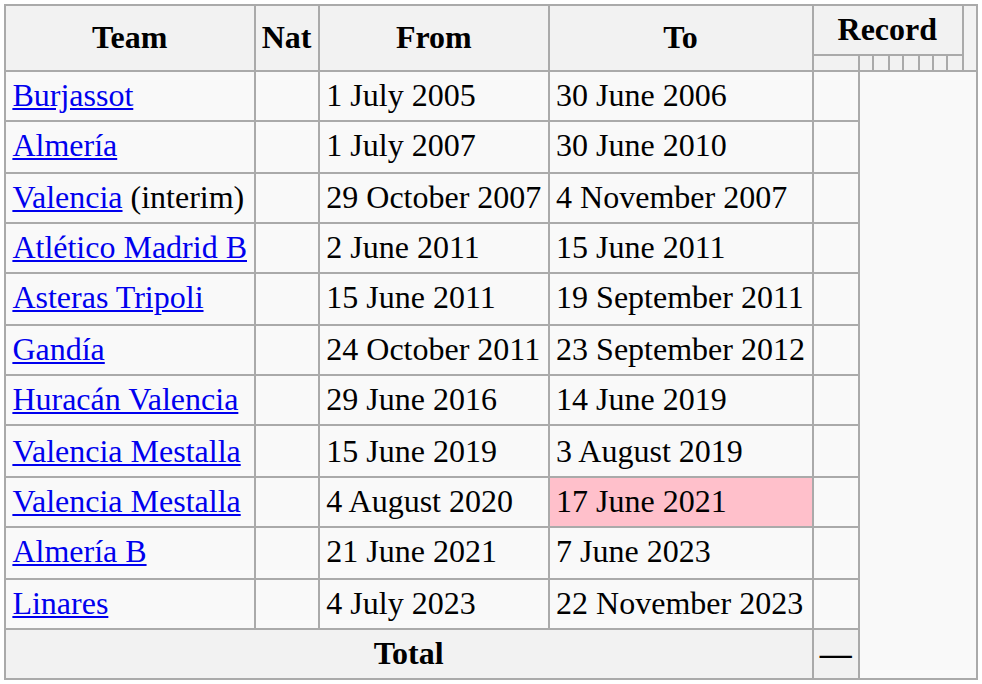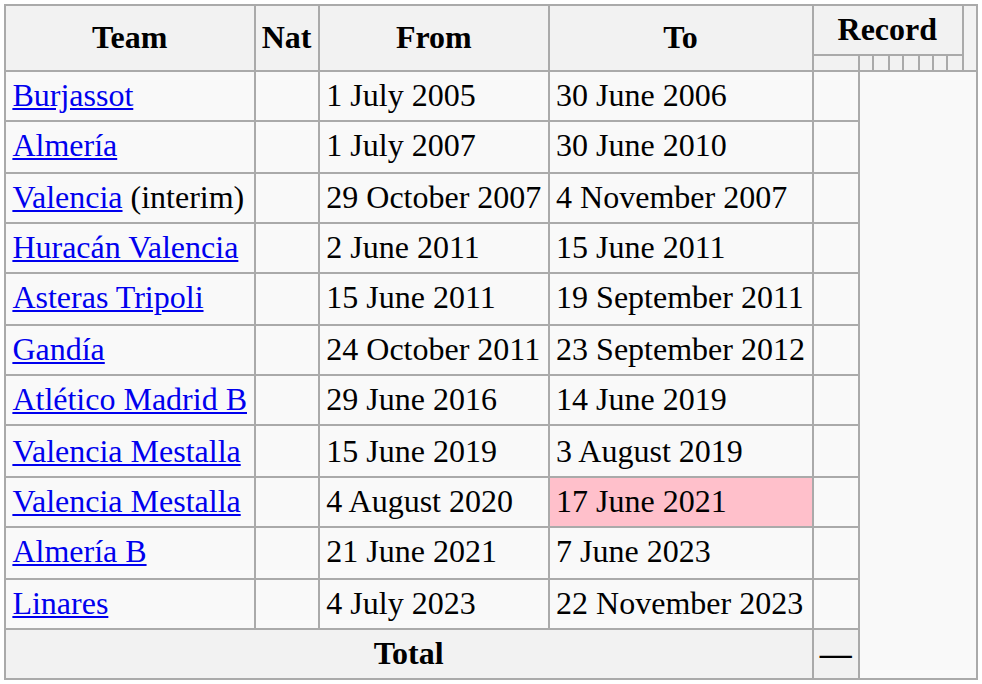(130, 247) Atlético Madrid B -> (125, 247) Huracán Valencia
(125, 399) Huracán Valencia -> (130, 399) Atlético Madrid B
